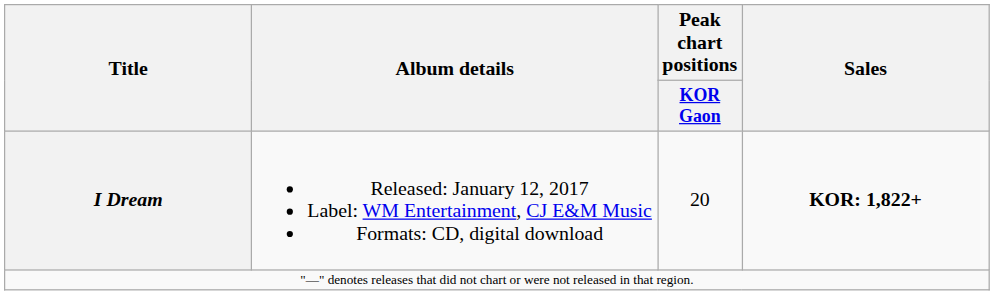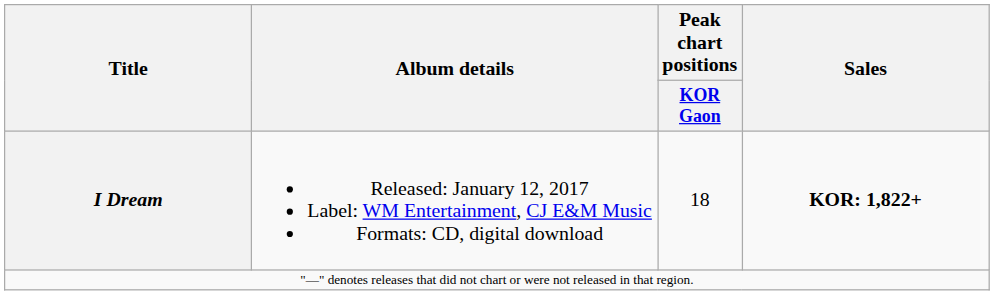(700, 200) 20 -> (700, 200) 18
